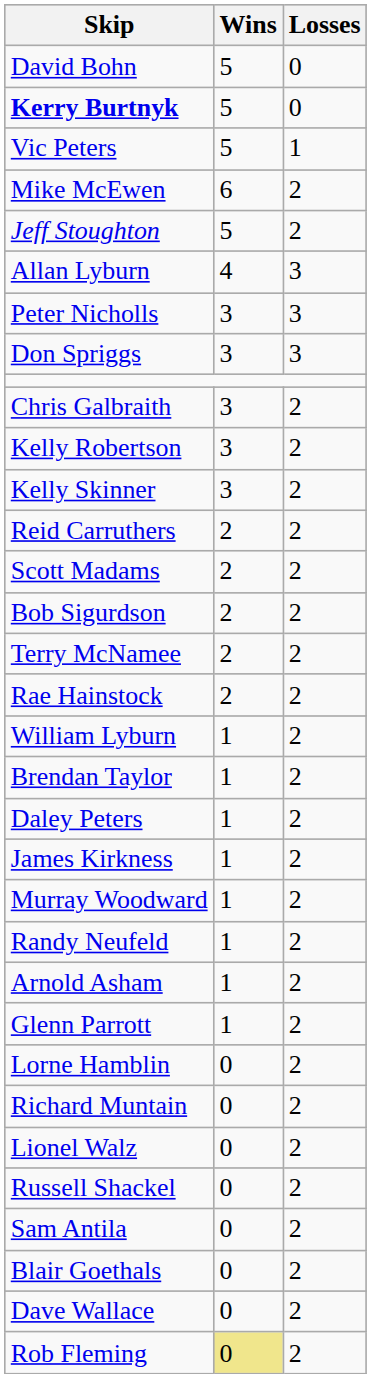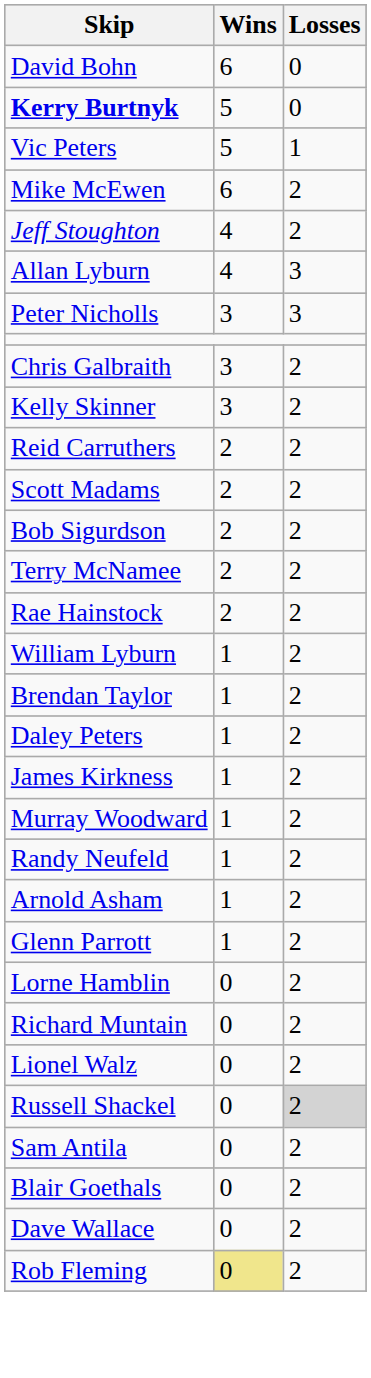(226, 66) 5 -> (226, 66) 6
(226, 230) 5 -> (226, 230) 4
- row: (76, 353)
- row: (96, 448)
(295, 1188) no background -> (295, 1105) lightgrey background
